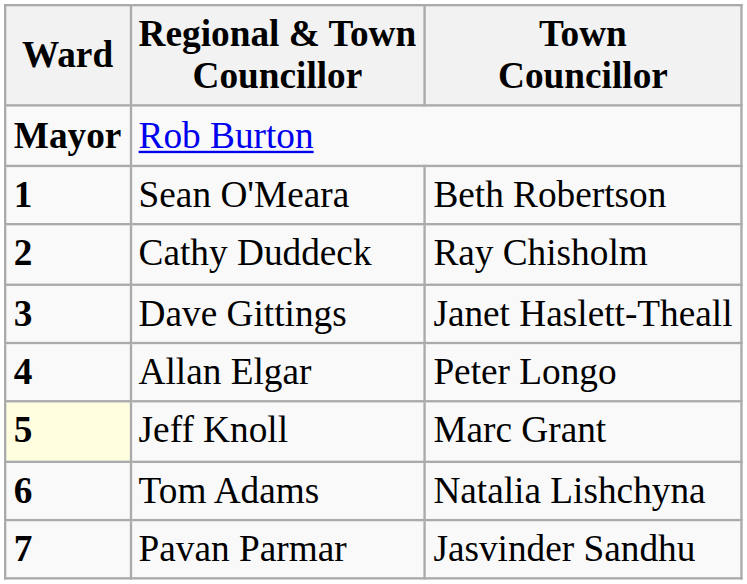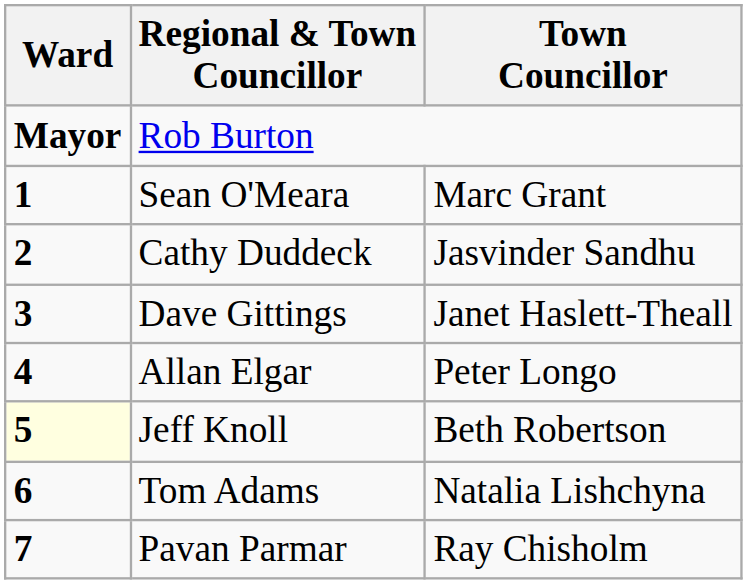(550, 194) Beth Robertson -> (520, 194) Marc Grant
(541, 253) Ray Chisholm -> (564, 253) Jasvinder Sandhu
(520, 430) Marc Grant -> (550, 430) Beth Robertson
(564, 548) Jasvinder Sandhu -> (541, 548) Ray Chisholm
